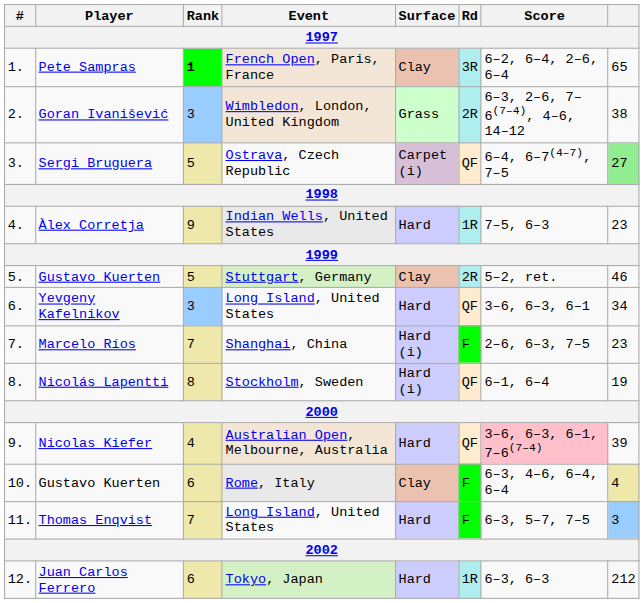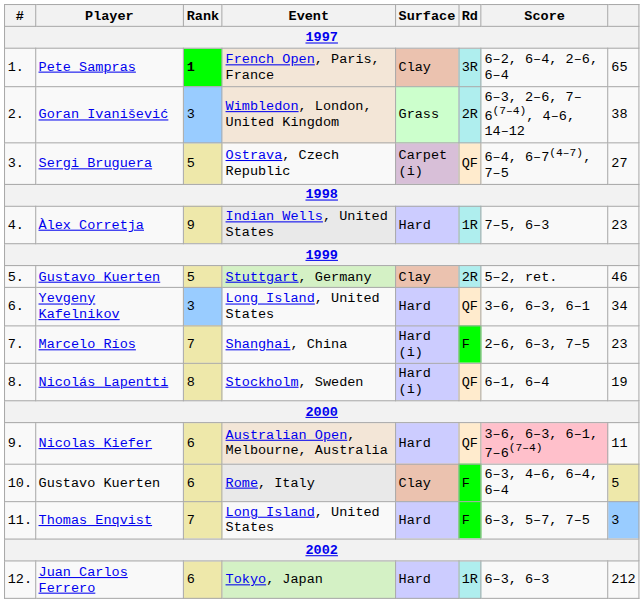(619, 163) lightgreen background -> (619, 163) no background
(191, 443) 4 -> (191, 443) 6
(619, 443) 39 -> (619, 443) 11
(615, 483) 4 -> (615, 483) 5
